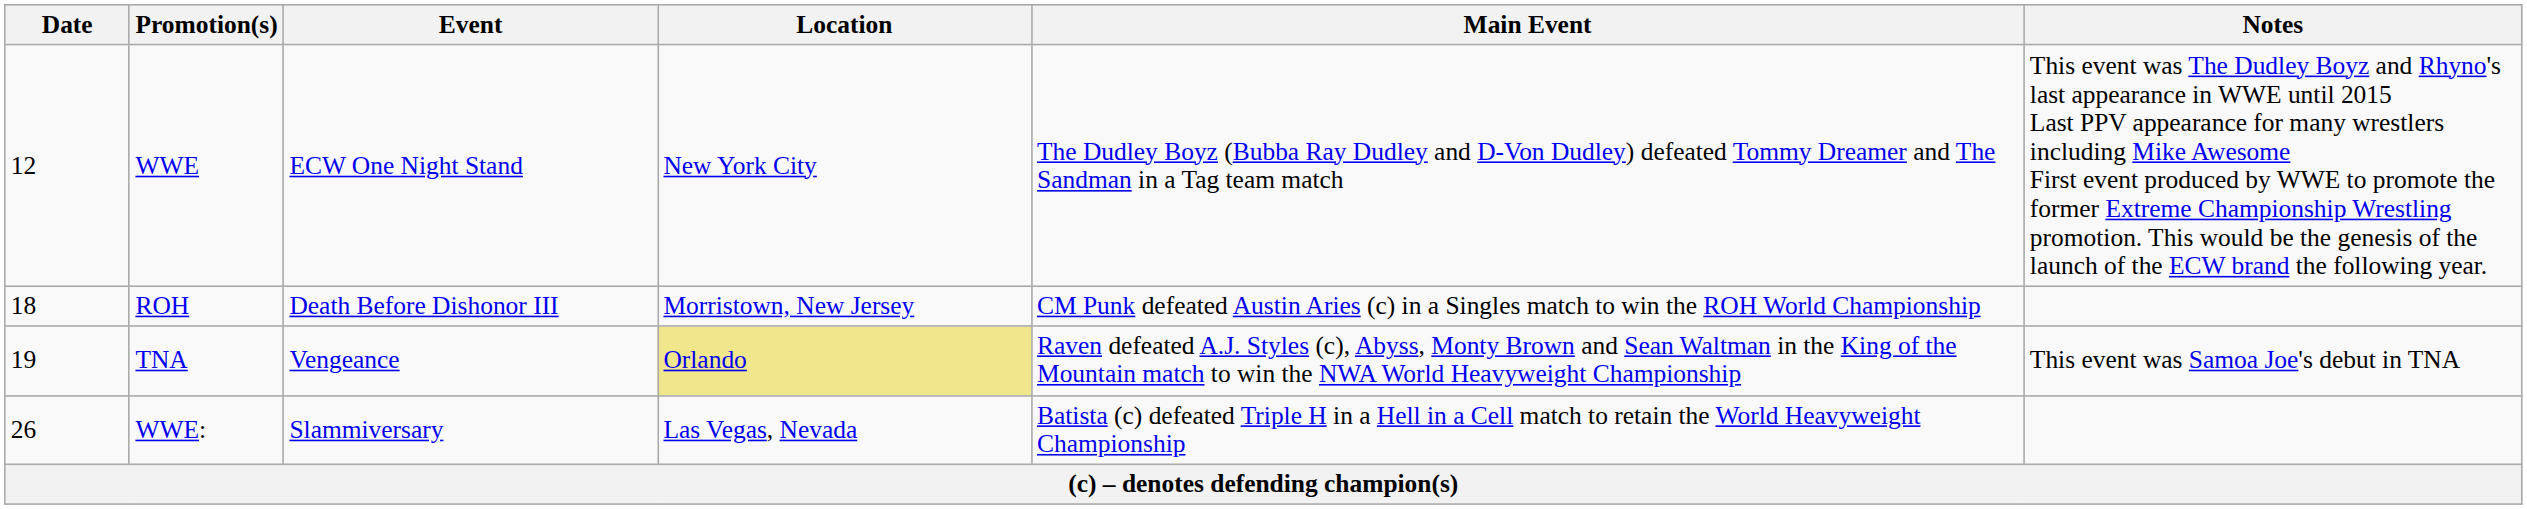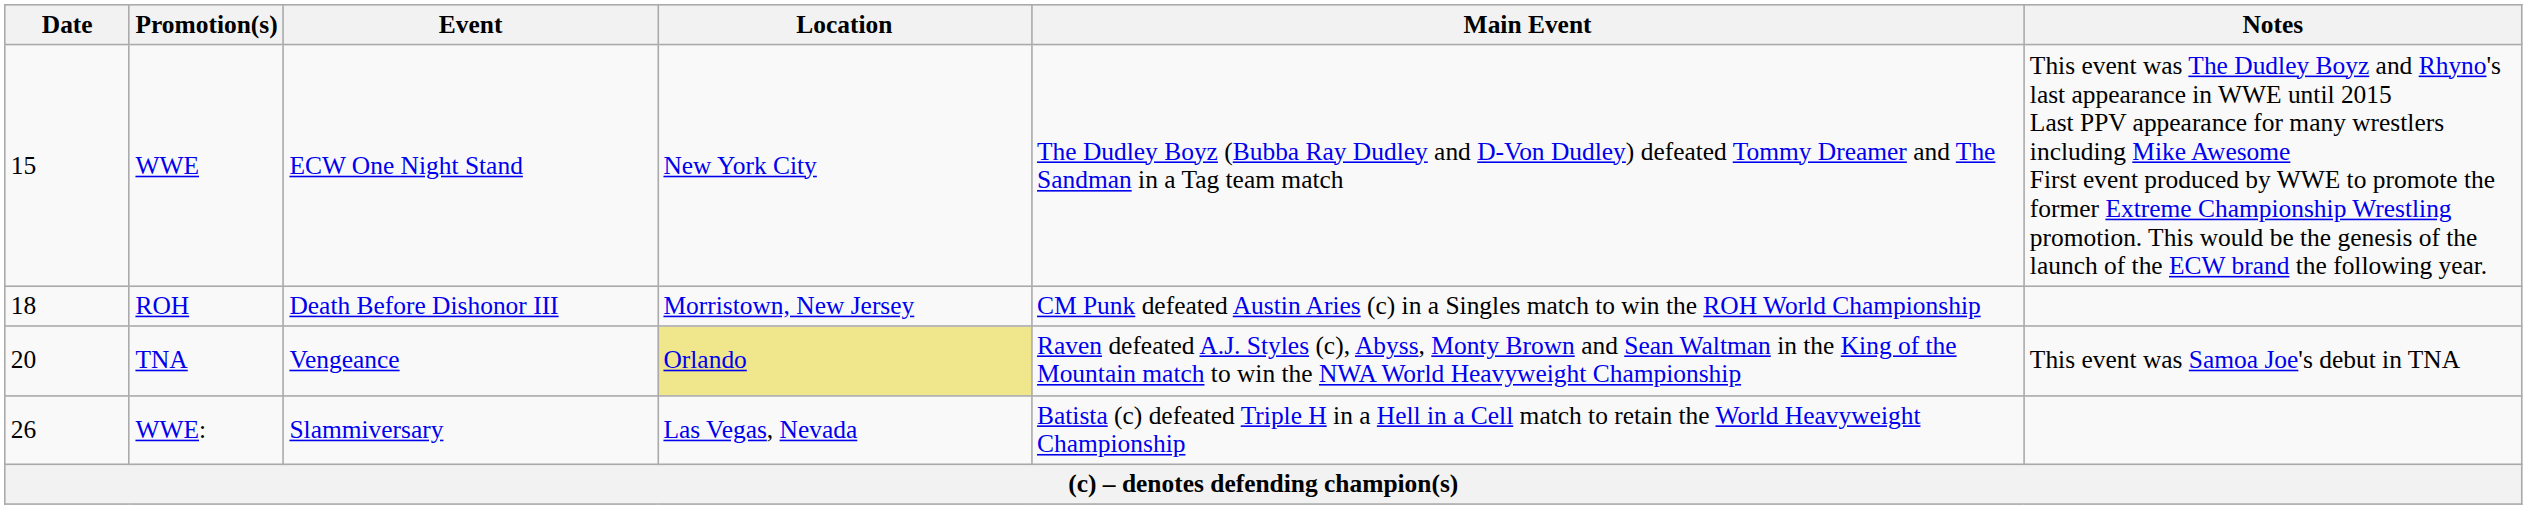(23, 165) 12 -> (23, 165) 15
(23, 360) 19 -> (23, 360) 20
